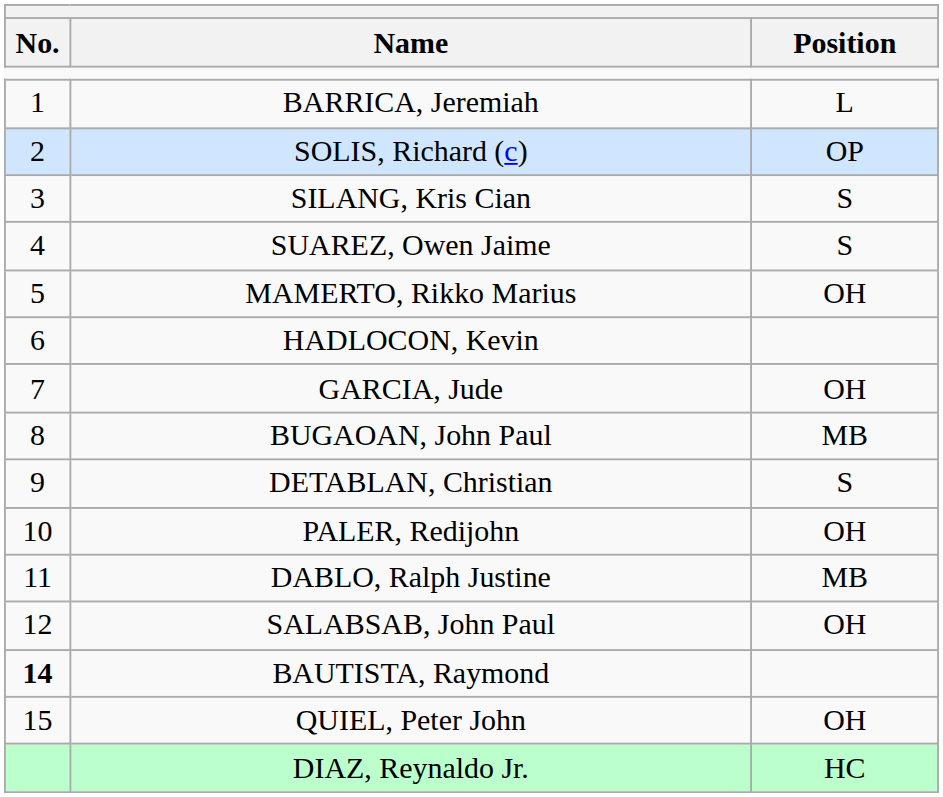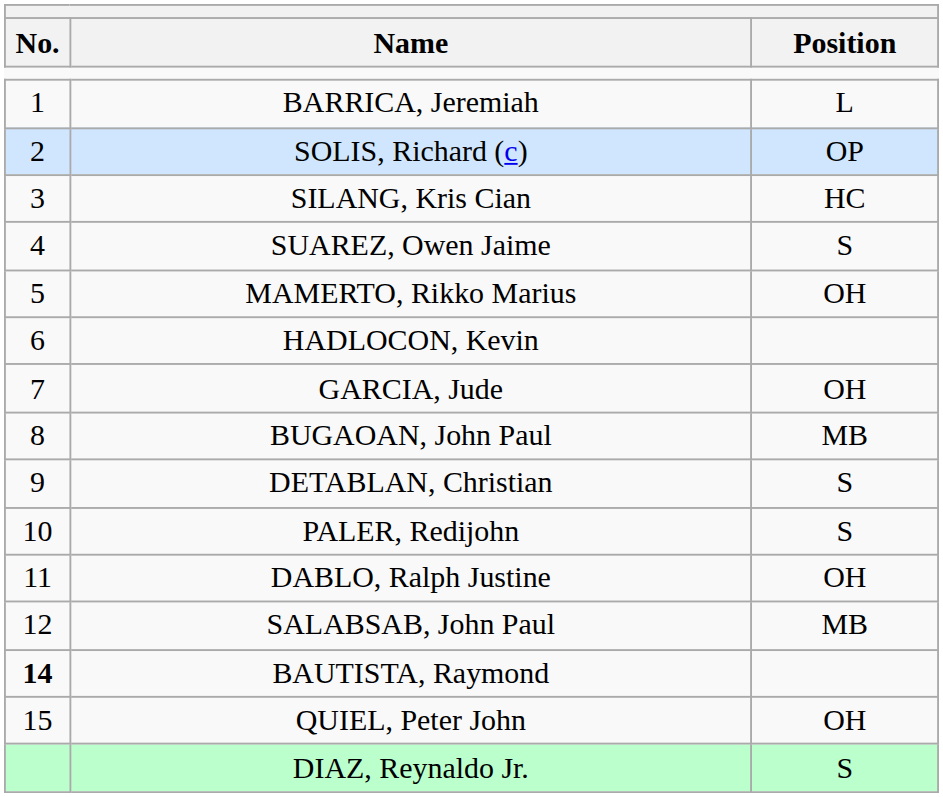(845, 198) S -> (845, 198) HC
(845, 530) OH -> (845, 530) S
(845, 577) MB -> (845, 577) OH
(845, 625) OH -> (845, 625) MB
(845, 767) HC -> (845, 767) S
